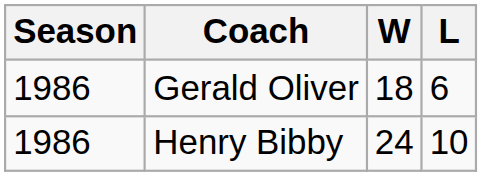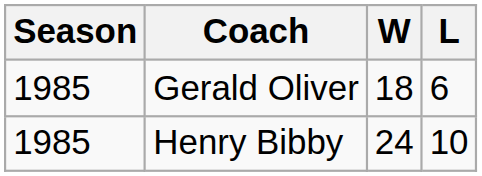(52, 87) 1986 -> (52, 87) 1985
(52, 142) 1986 -> (52, 142) 1985
